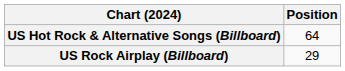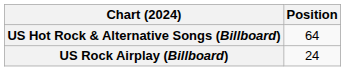(312, 55) 29 -> (312, 55) 24
